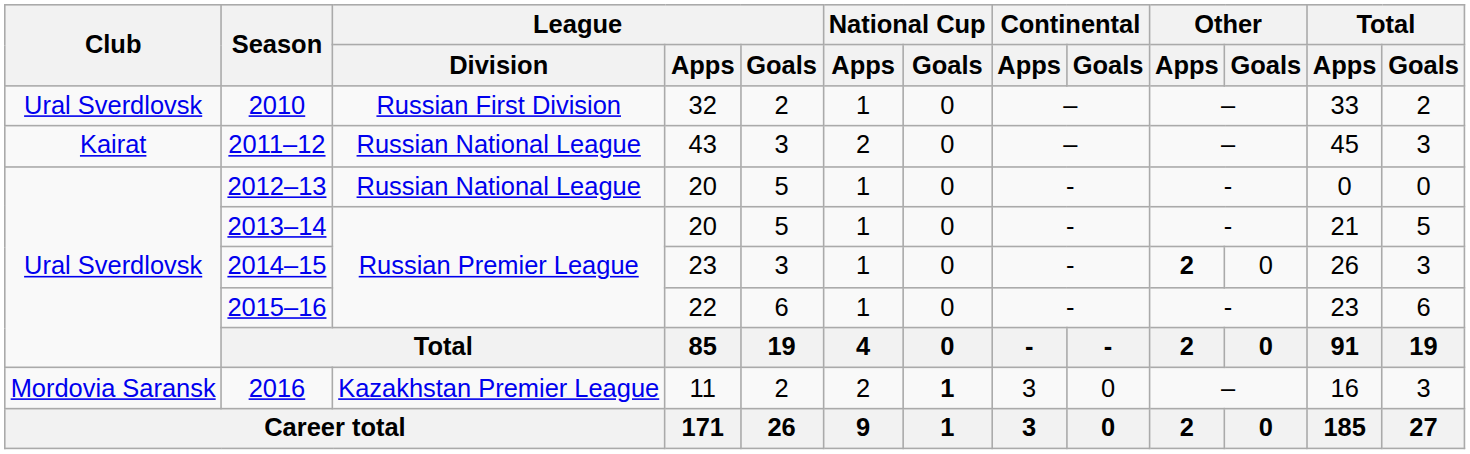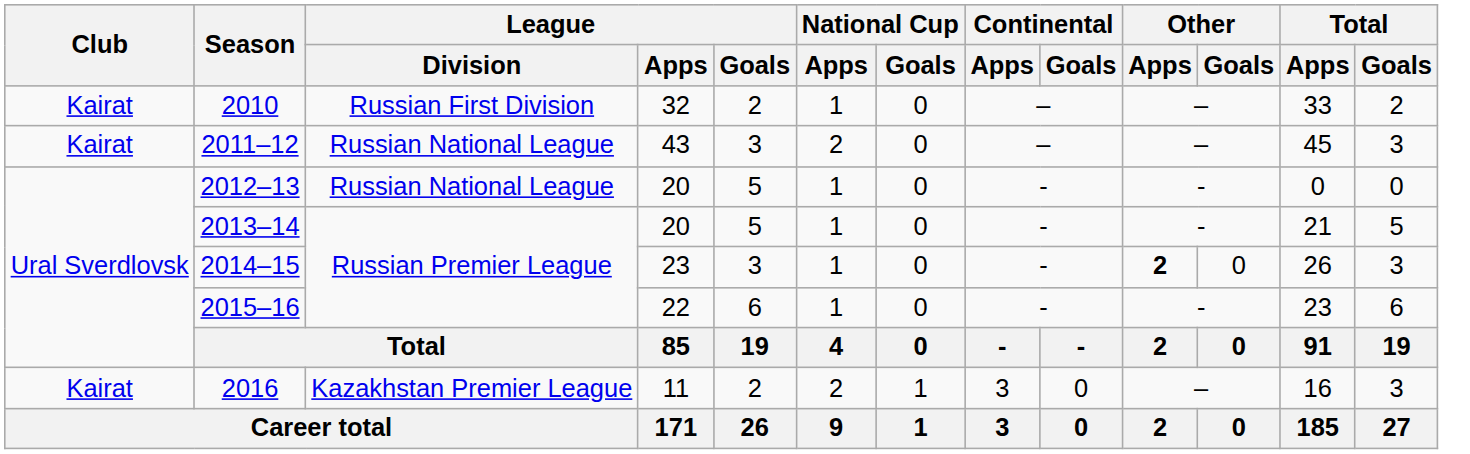(113, 105) Ural Sverdlovsk -> (100, 105) Kairat
(113, 387) Mordovia Saransk -> (100, 387) Kairat
(947, 387) bold -> (920, 387) normal
